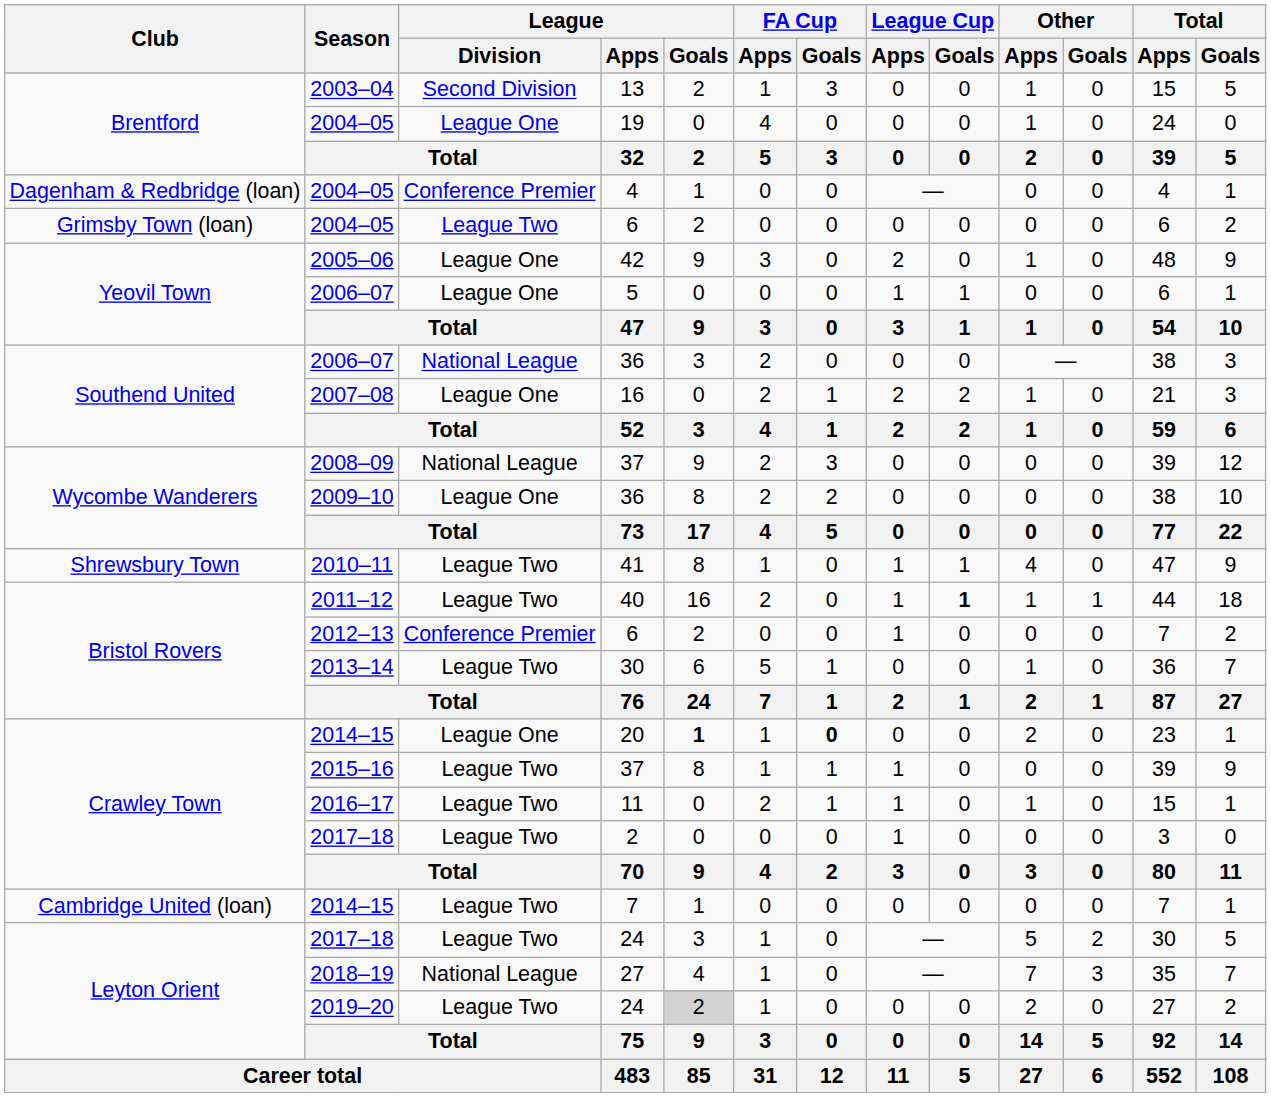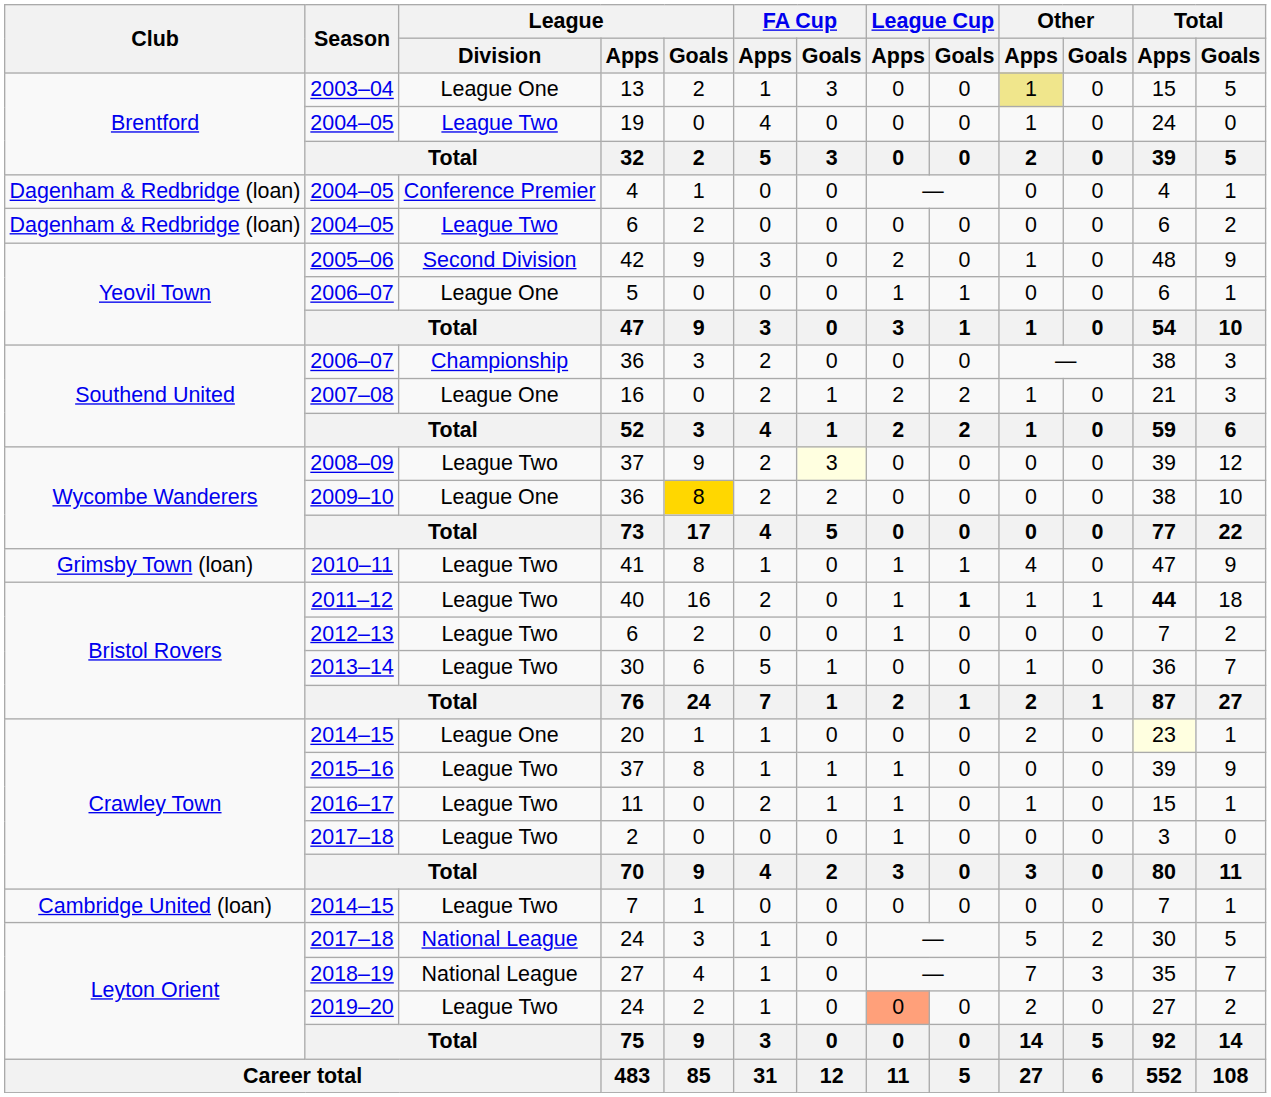(500, 89) Second Division -> (500, 89) League One
(1031, 89) no background -> (1031, 89) khaki background
(500, 123) League One -> (500, 123) League Two
(155, 225) Grimsby Town (loan) -> (155, 225) Dagenham & Redbridge (loan)
(500, 259) League One -> (500, 259) Second Division
(500, 361) National League -> (500, 361) Championship
(500, 463) National League -> (500, 463) League Two
(832, 463) no background -> (832, 463) lightyellow background
(699, 497) no background -> (699, 497) gold background
(155, 565) Shrewsbury Town -> (155, 565) Grimsby Town (loan)
(1164, 599) normal -> (1164, 599) bold
(500, 633) Conference Premier -> (500, 633) League Two
(699, 735) bold -> (699, 735) normal
(832, 735) bold -> (832, 735) normal
(1164, 735) no background -> (1164, 735) lightyellow background
(500, 939) League Two -> (500, 939) National League
(699, 1007) lightgrey background -> (699, 1007) no background
(898, 1007) no background -> (898, 1007) lightsalmon background
